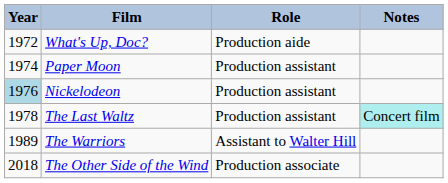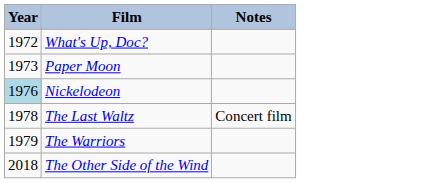- column: (286, 17)
(23, 66) 1974 -> (23, 66) 1973
(401, 116) paleturquoise background -> (254, 116) no background
(23, 141) 1989 -> (23, 141) 1979
